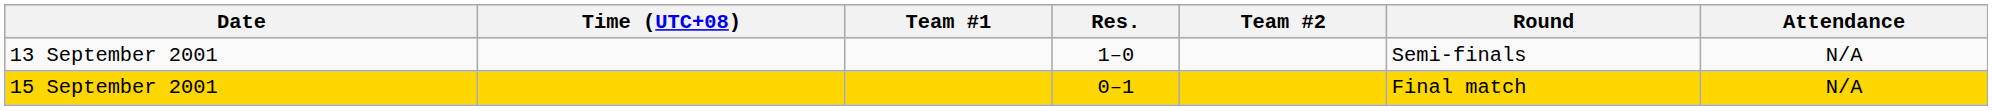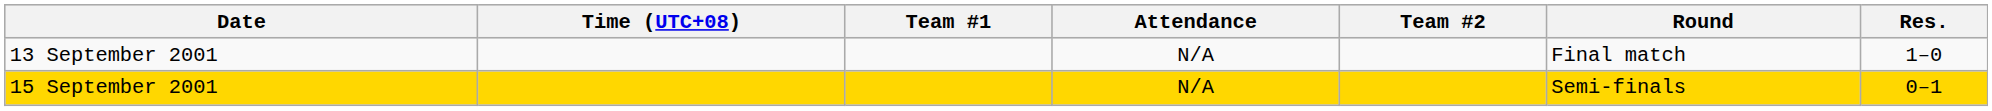columns swapped: (1116, 21) <-> (1844, 21)
(1459, 55) Semi-finals -> (1619, 55) Final match
(1459, 88) Final match -> (1619, 88) Semi-finals
